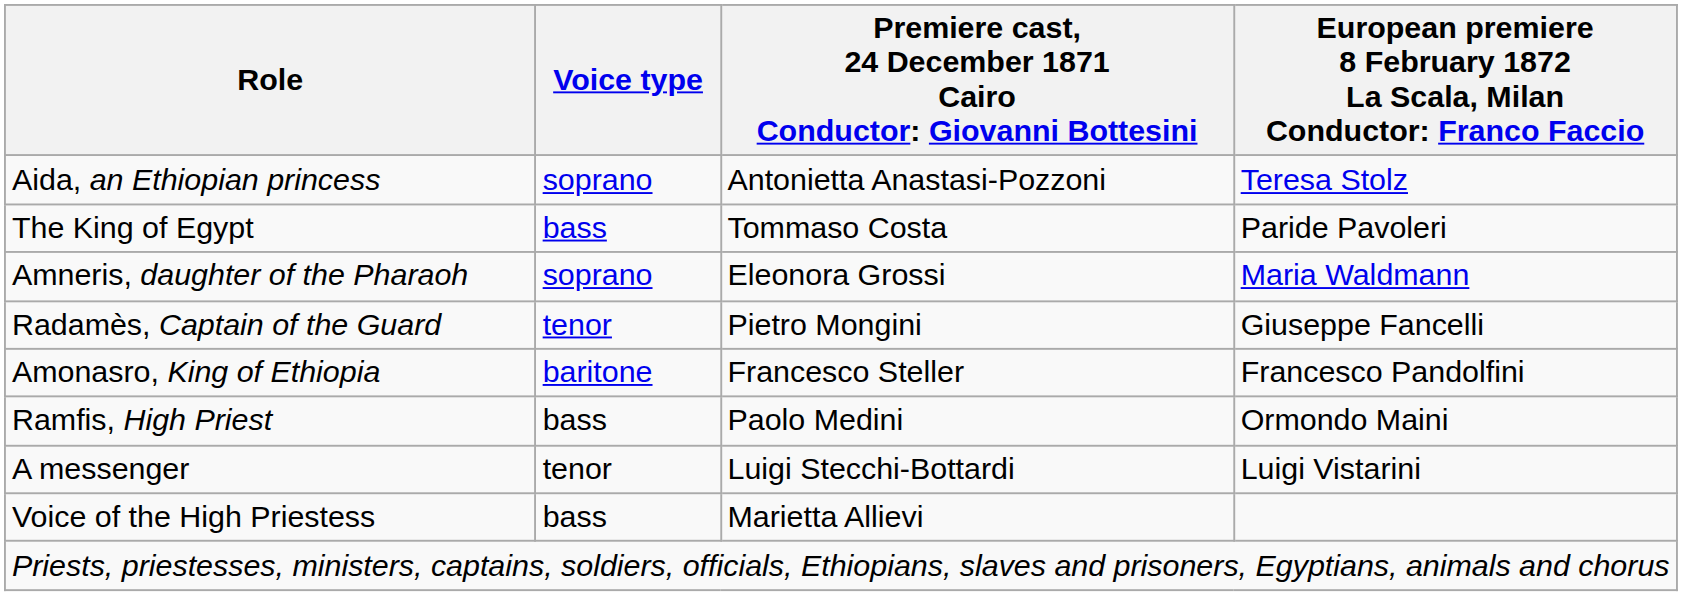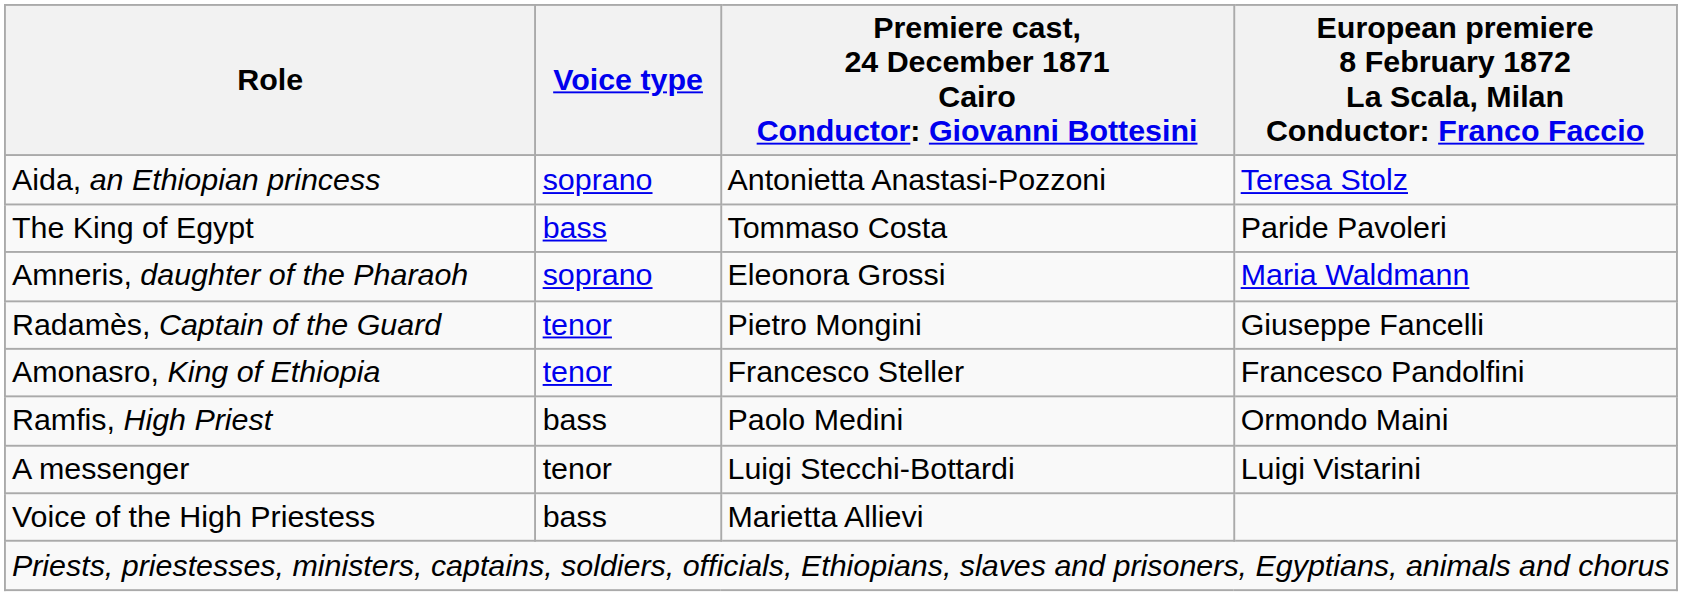(598, 372) baritone -> (577, 372) tenor
